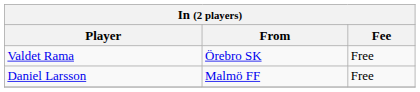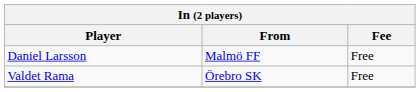rows swapped: (47, 76) <-> (41, 55)
